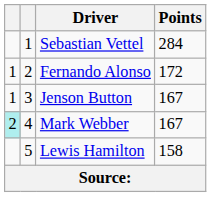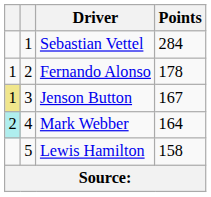(171, 70) 172 -> (171, 70) 178
(12, 97) no background -> (12, 97) khaki background
(171, 124) 167 -> (171, 124) 164
